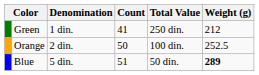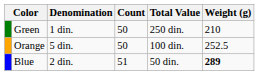(123, 29) 41 -> (123, 29) 50
(213, 29) 212 -> (213, 29) 210
(61, 45) 2 din. -> (61, 45) 5 din.
(61, 62) 5 din. -> (61, 62) 2 din.
